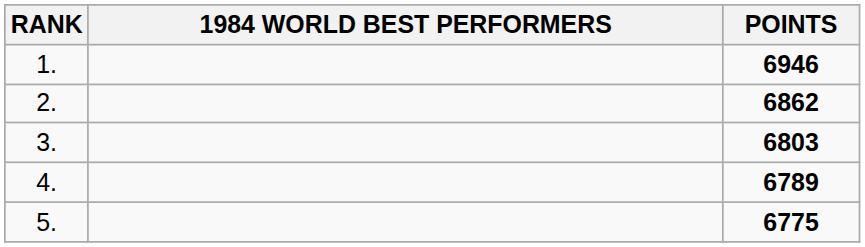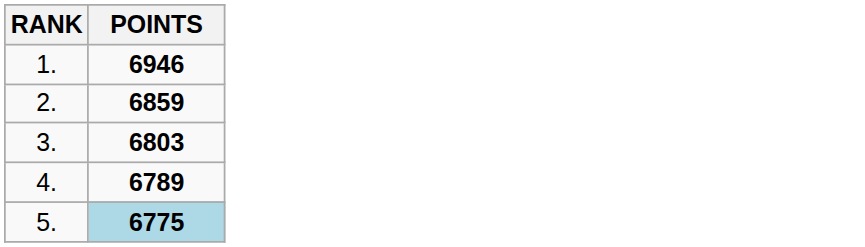- column: (406, 25)
(791, 104) 6862 -> (157, 104) 6859
(791, 222) no background -> (157, 222) lightblue background
